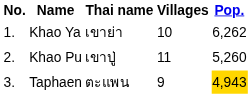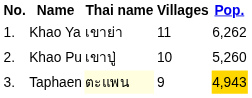(165, 32) 10 -> (164, 32) 11
(164, 57) 11 -> (165, 57) 10
(107, 82) no background -> (107, 82) lightyellow background
